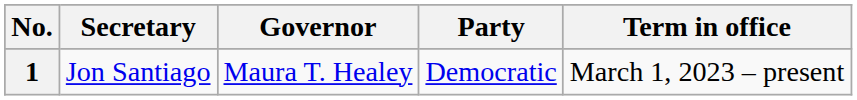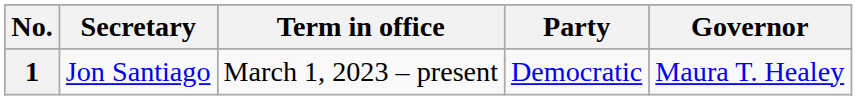columns swapped: (707, 26) <-> (318, 26)
